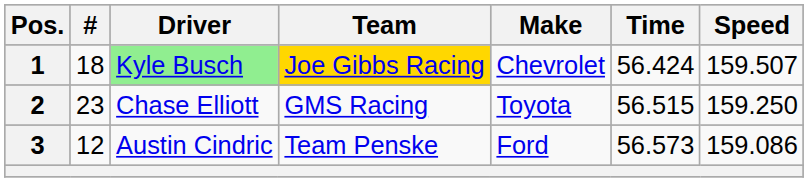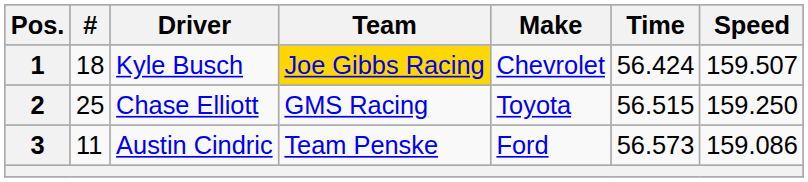(180, 65) lightgreen background -> (180, 65) no background
(90, 105) 23 -> (90, 105) 25
(90, 146) 12 -> (89, 146) 11
